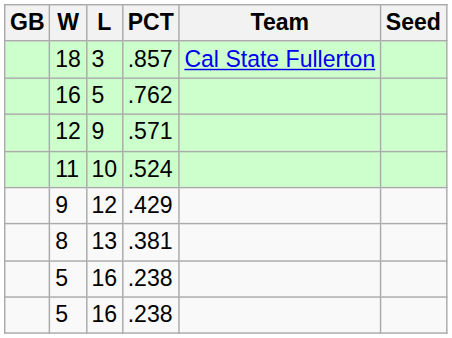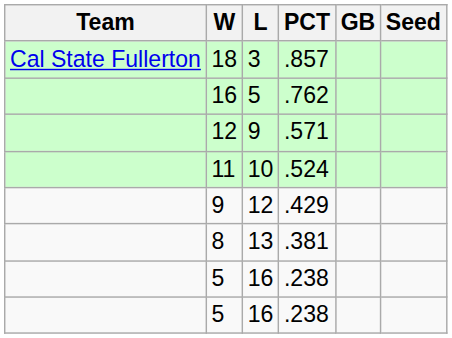columns swapped: (280, 22) <-> (27, 22)
